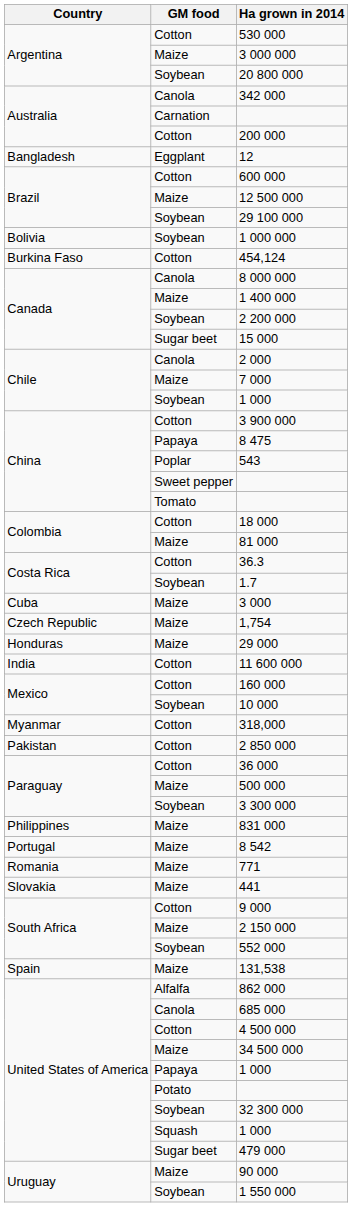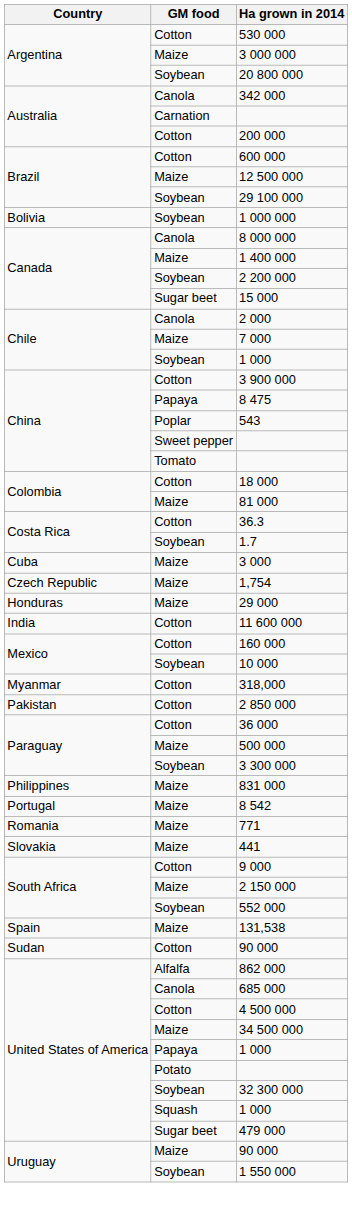- row: (179, 156)
- row: (173, 258)
+ row: (173, 948)
